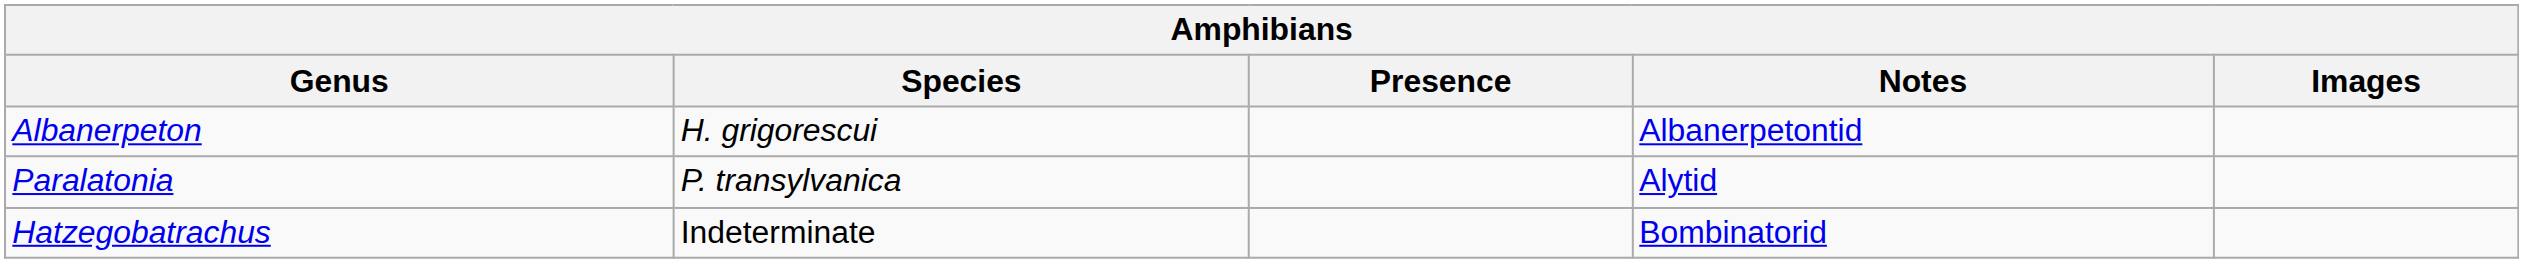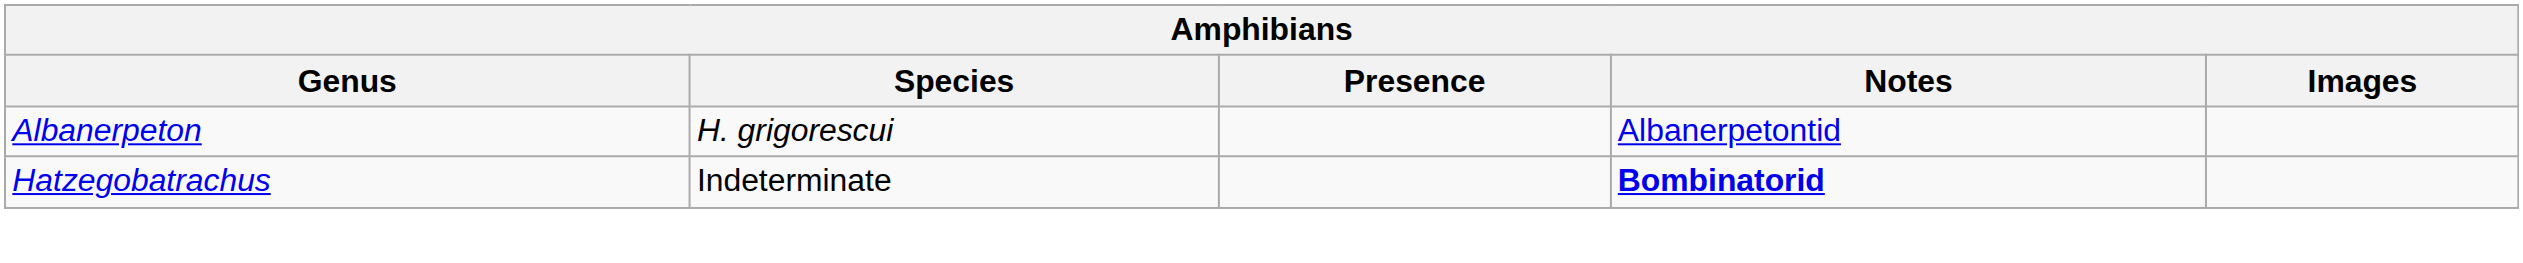- row: (93, 181)
(1733, 231) normal -> (1721, 181) bold
